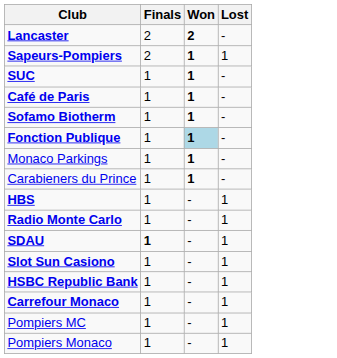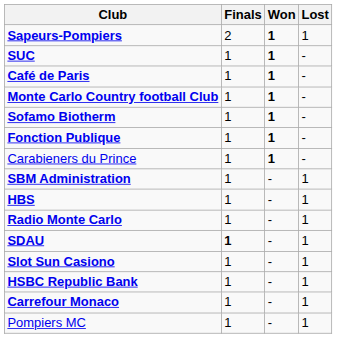- row: (38, 35)
+ row: (113, 96)
(191, 138) lightblue background -> (271, 138) no background
- row: (57, 158)
+ row: (69, 179)
- row: (60, 343)
